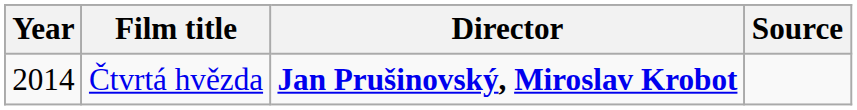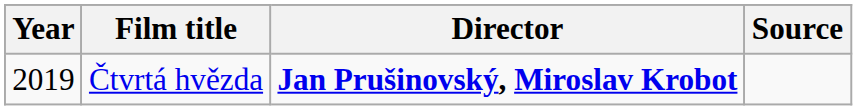(43, 78) 2014 -> (43, 78) 2019
